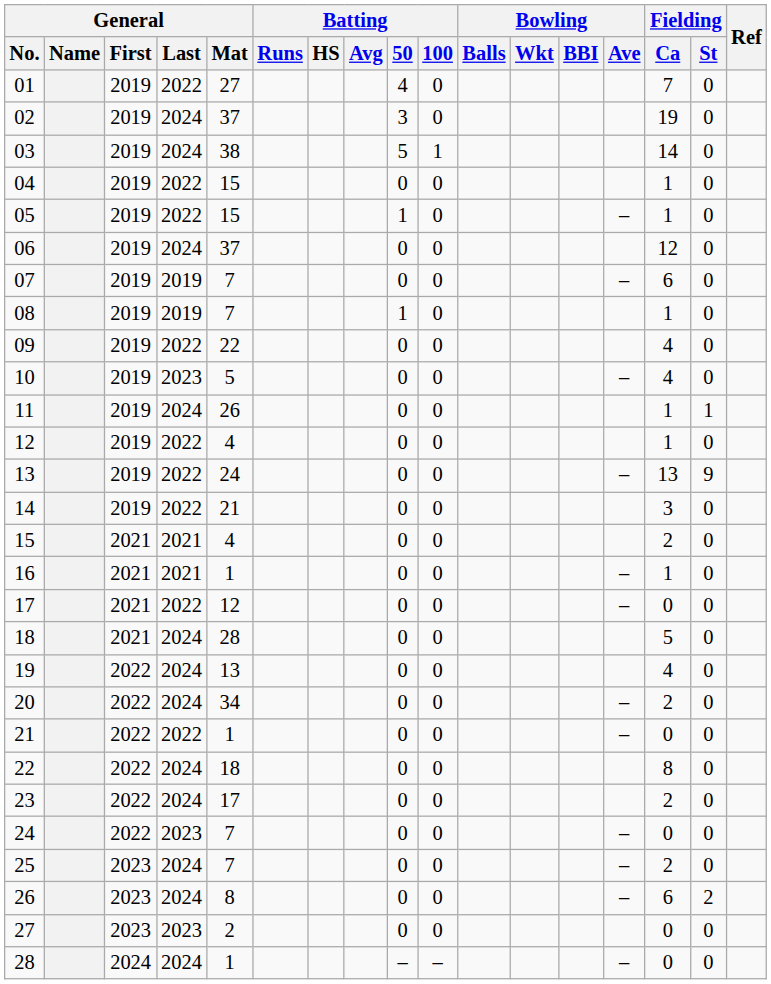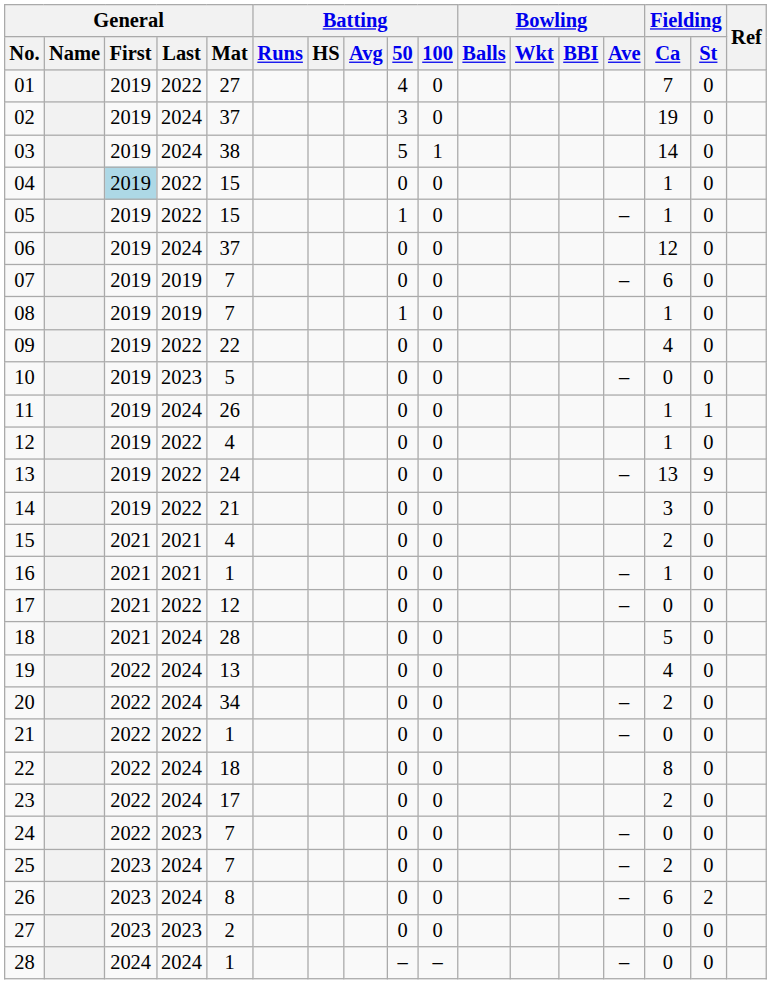(131, 183) no background -> (131, 183) lightblue background
(668, 378) 4 -> (668, 378) 0
